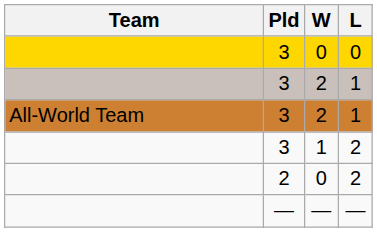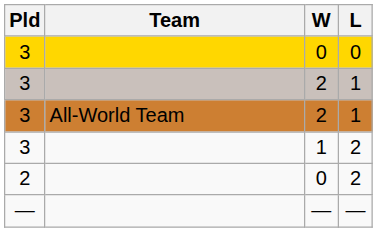columns swapped: (134, 20) <-> (284, 20)
